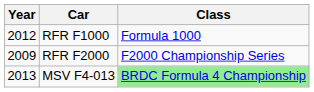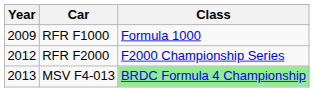(22, 35) 2012 -> (22, 35) 2009
(22, 55) 2009 -> (22, 55) 2012
